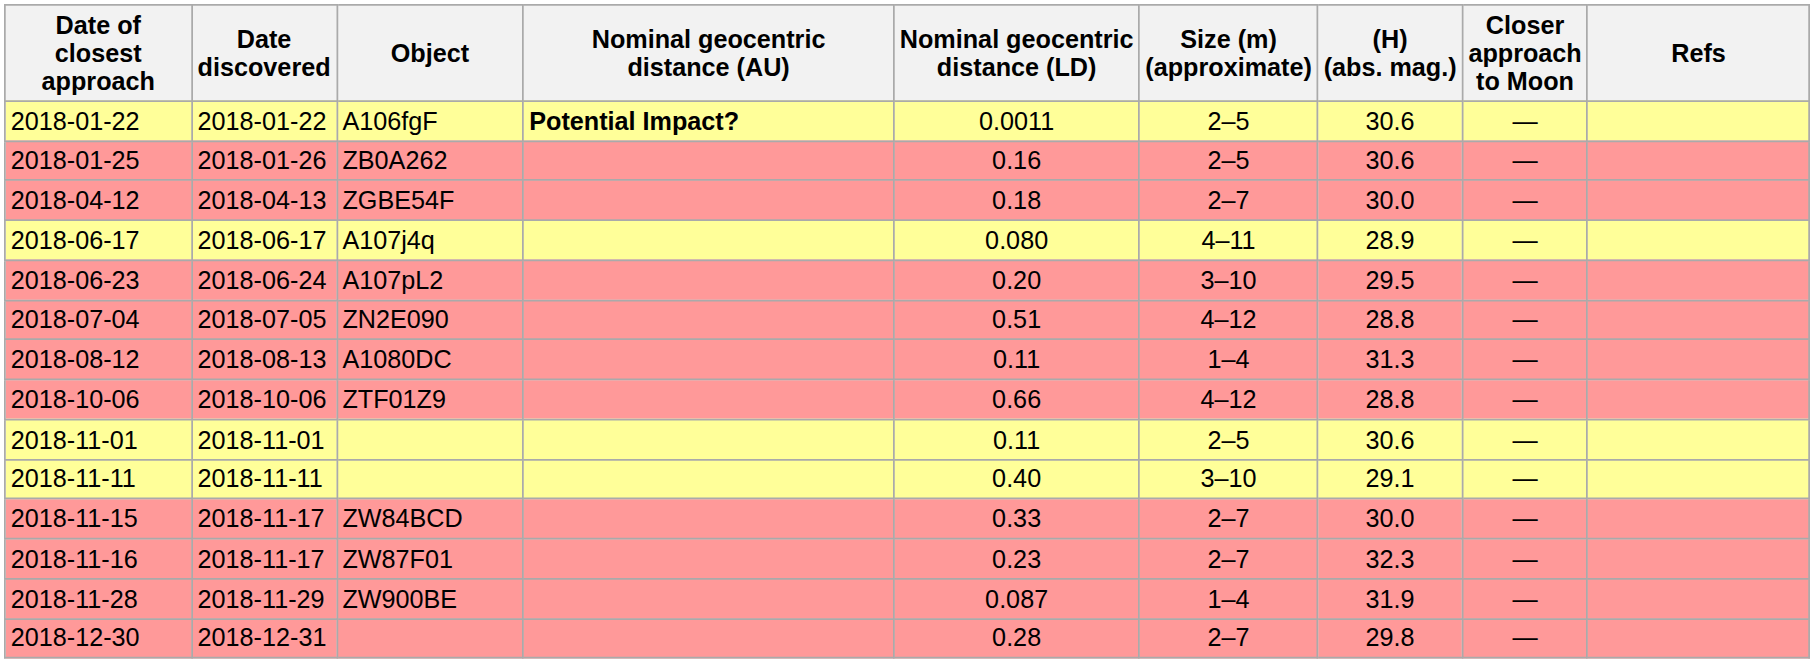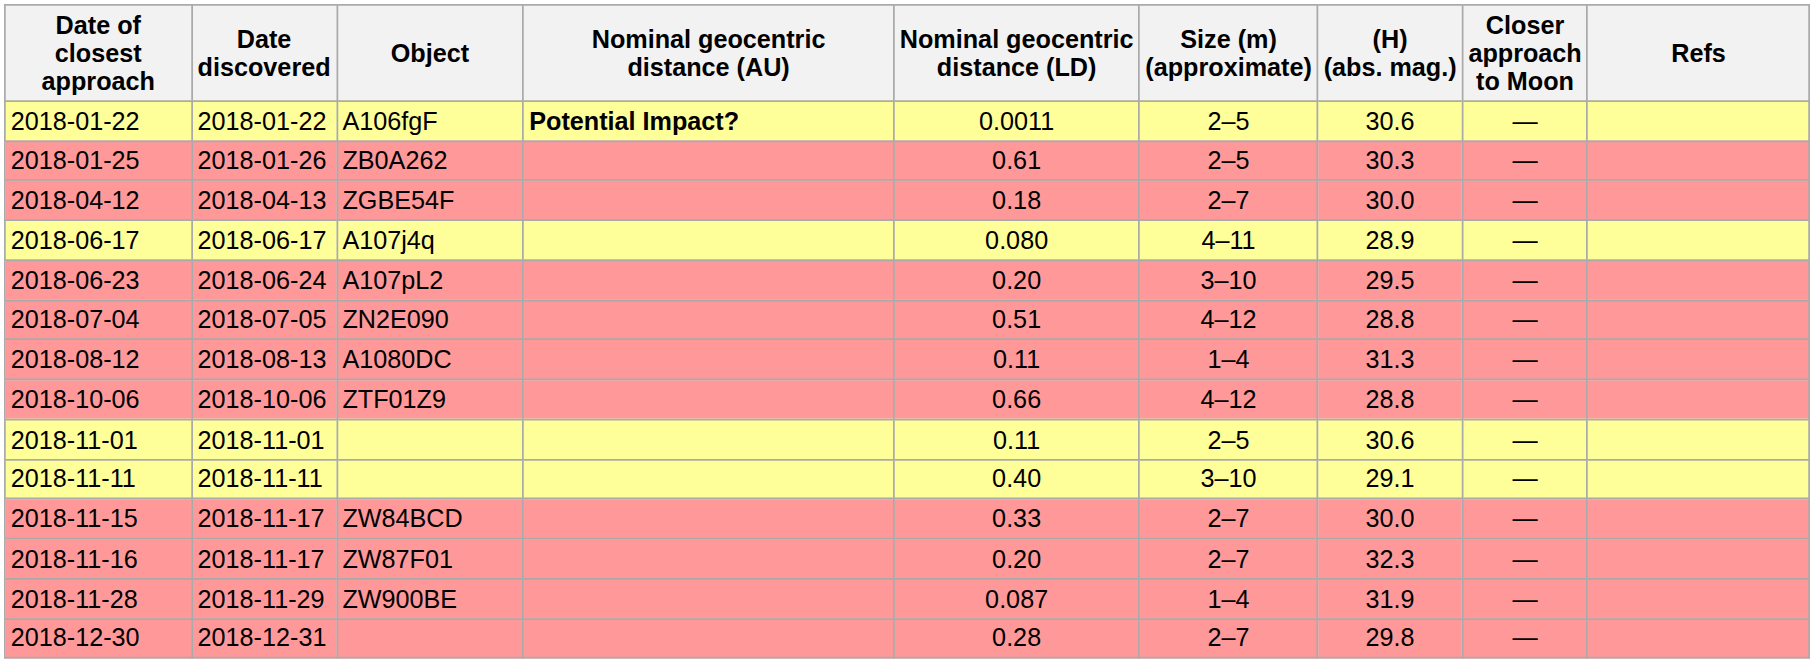(1017, 161) 0.16 -> (1017, 161) 0.61
(1390, 161) 30.6 -> (1390, 161) 30.3
(1017, 559) 0.23 -> (1017, 559) 0.20
